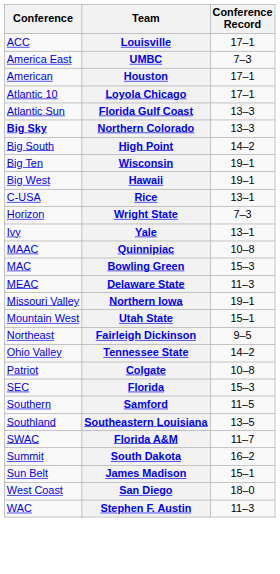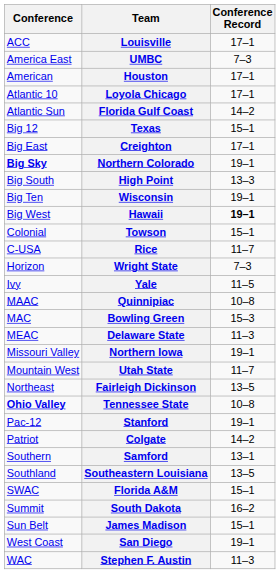(243, 111) 13–3 -> (243, 111) 14–2
+ row: (146, 128)
+ row: (146, 146)
(243, 128) 13–3 -> (243, 163) 19–1
(243, 146) 14–2 -> (243, 180) 13–3
(243, 180) normal -> (243, 215) bold
+ row: (146, 232)
(243, 197) 13–1 -> (243, 249) 11–7
(243, 232) 13–1 -> (243, 284) 11–5
(243, 318) 15–1 -> (243, 370) 11–7
(243, 335) 9–5 -> (243, 387) 13–5
(34, 353) normal -> (36, 404) bold
(243, 353) 14–2 -> (243, 404) 10–8
+ row: (146, 422)
(243, 370) 10–8 -> (243, 439) 14–2
- row: (146, 387)
(243, 404) 11–5 -> (243, 456) 13–1
(243, 439) 11–7 -> (243, 491) 15–1
(243, 491) 18–0 -> (243, 543) 19–1
